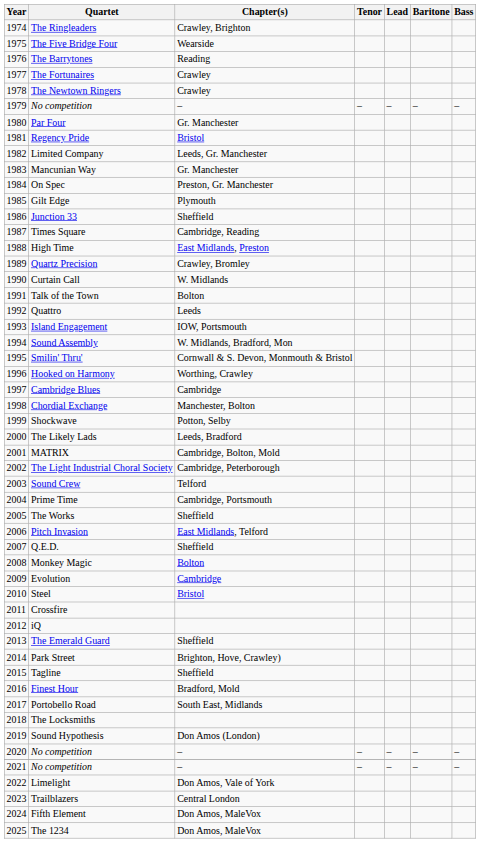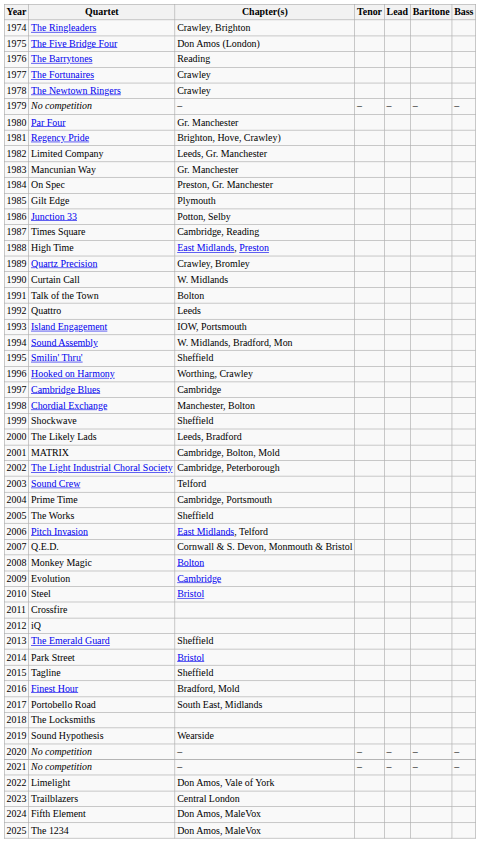(196, 43) Wearside -> (219, 43) Don Amos (London)
(191, 138) Bristol -> (229, 138) Brighton, Hove, Crawley)
(195, 216) Sheffield -> (204, 216) Potton, Selby
(265, 358) Cornwall & S. Devon, Monmouth & Bristol -> (195, 358) Sheffield
(204, 421) Potton, Selby -> (195, 421) Sheffield
(195, 547) Sheffield -> (265, 547) Cornwall & S. Devon, Monmouth & Bristol
(229, 657) Brighton, Hove, Crawley) -> (191, 657) Bristol
(219, 736) Don Amos (London) -> (196, 736) Wearside
